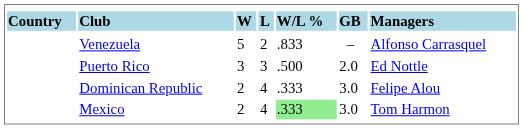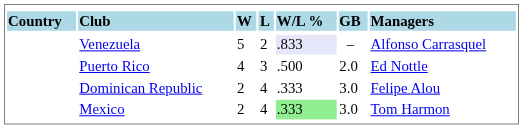(290, 44) no background -> (290, 44) lavender background
(241, 66) 3 -> (241, 66) 4
